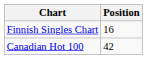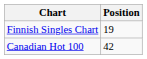(108, 29) 16 -> (108, 29) 19
